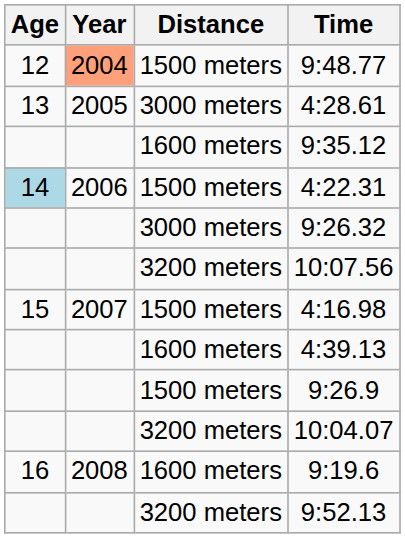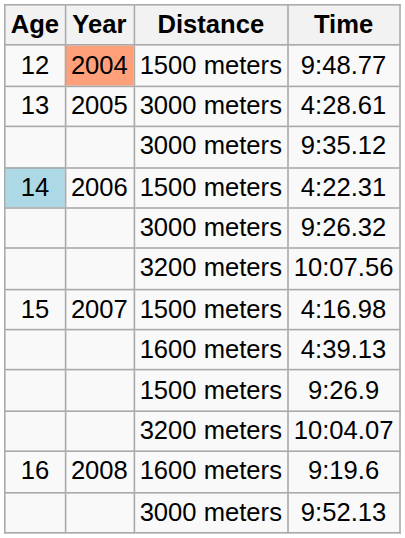(211, 146) 1600 meters -> (211, 146) 3000 meters
(211, 512) 3200 meters -> (211, 512) 3000 meters
